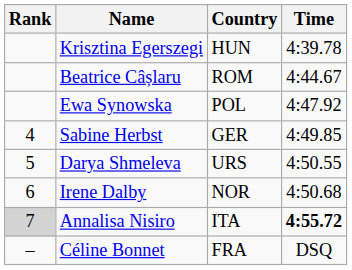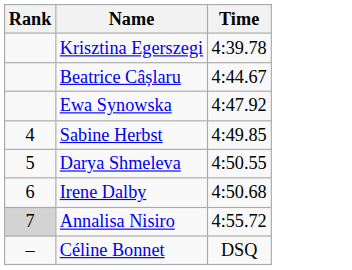- column: (244, 18)
(314, 221) bold -> (239, 221) normal
